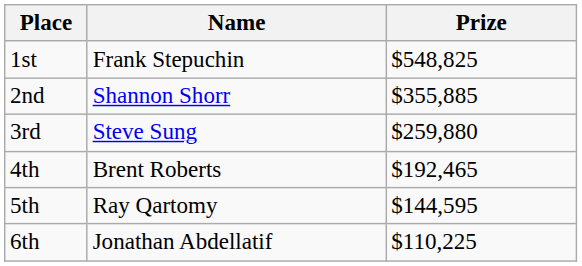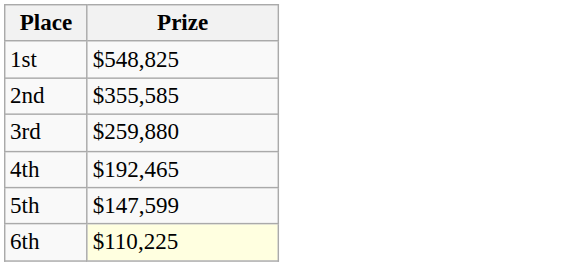- column: (237, 22)
(434, 95) $355,885 -> (136, 95) $355,585
(434, 205) $144,595 -> (136, 205) $147,599
(434, 242) no background -> (135, 242) lightyellow background
